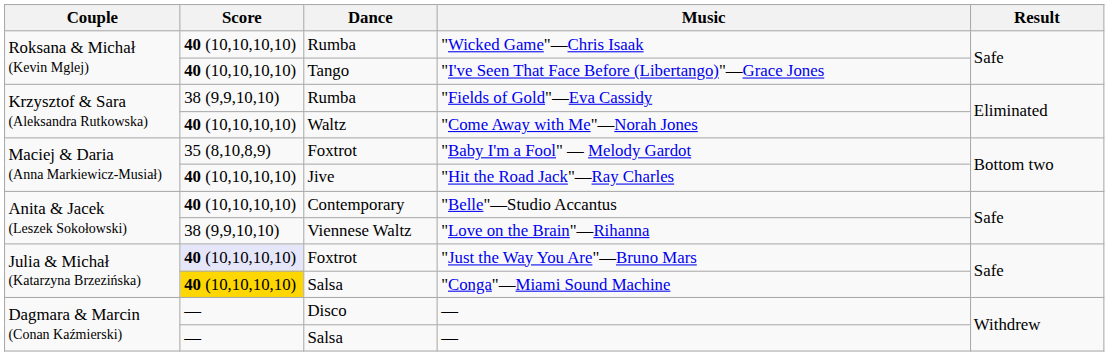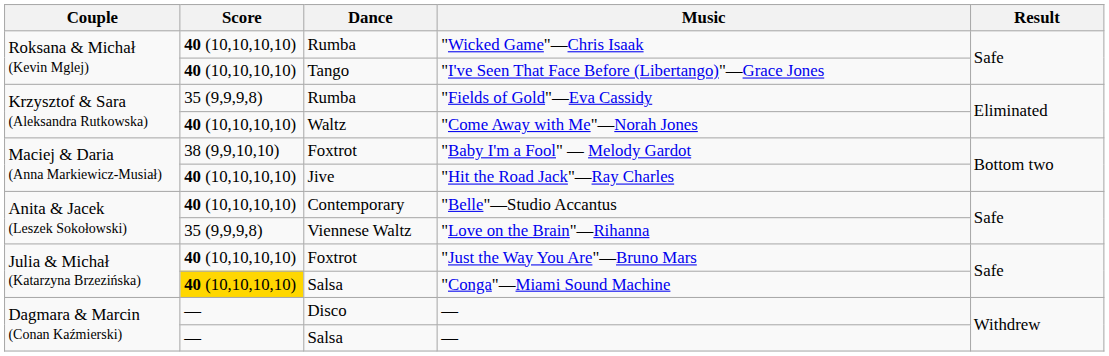(232, 97) 38 (9,9,10,10) -> (223, 97) 35 (9,9,9,8)
(228, 151) 35 (8,10,8,9) -> (232, 151) 38 (9,9,10,10)
(232, 230) 38 (9,9,10,10) -> (223, 230) 35 (9,9,9,8)
(240, 257) lavender background -> (240, 257) no background
